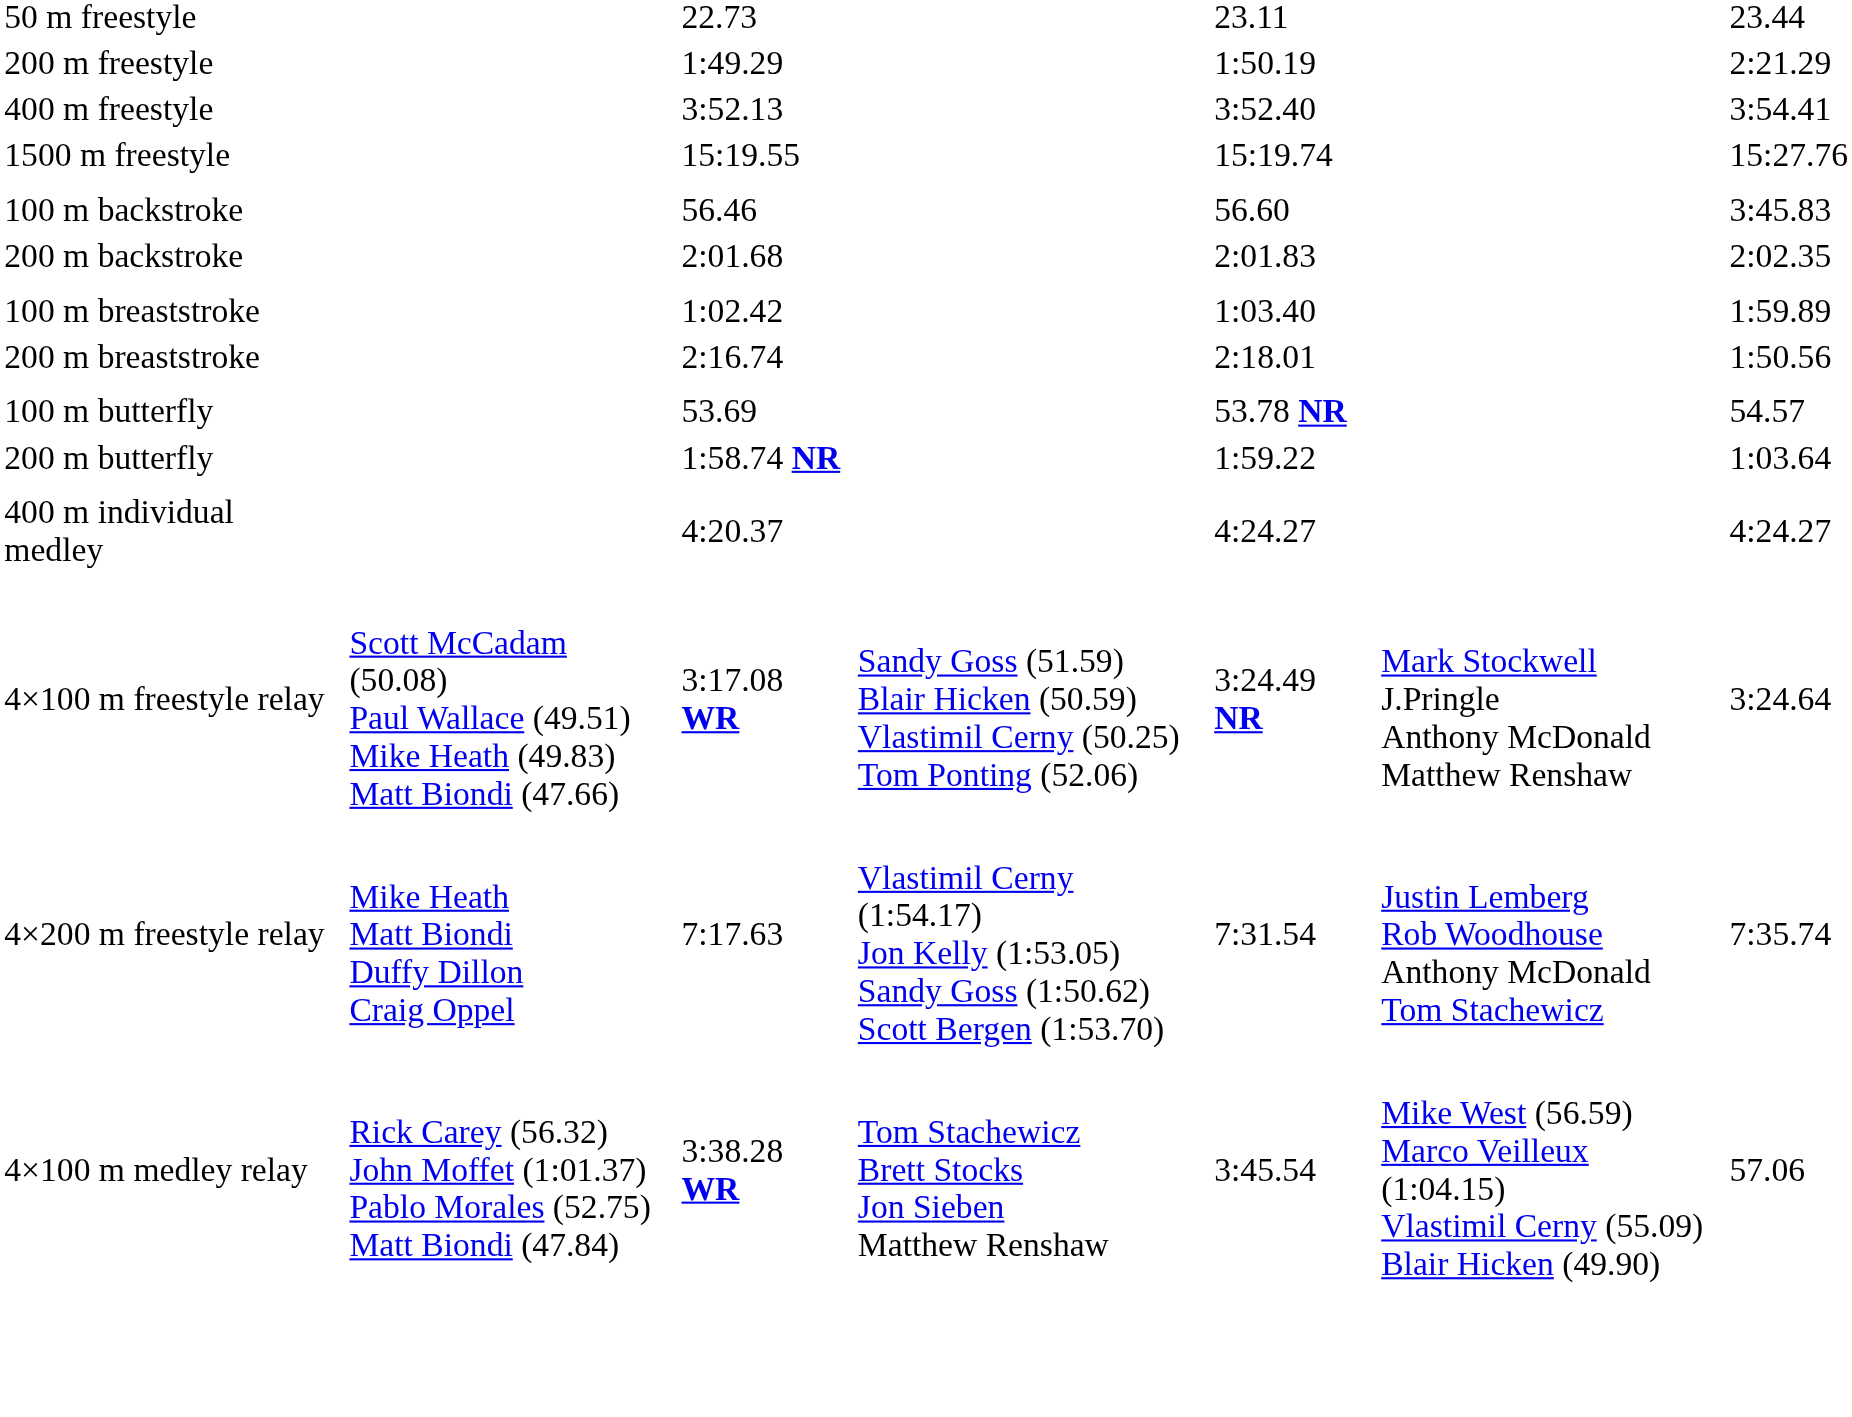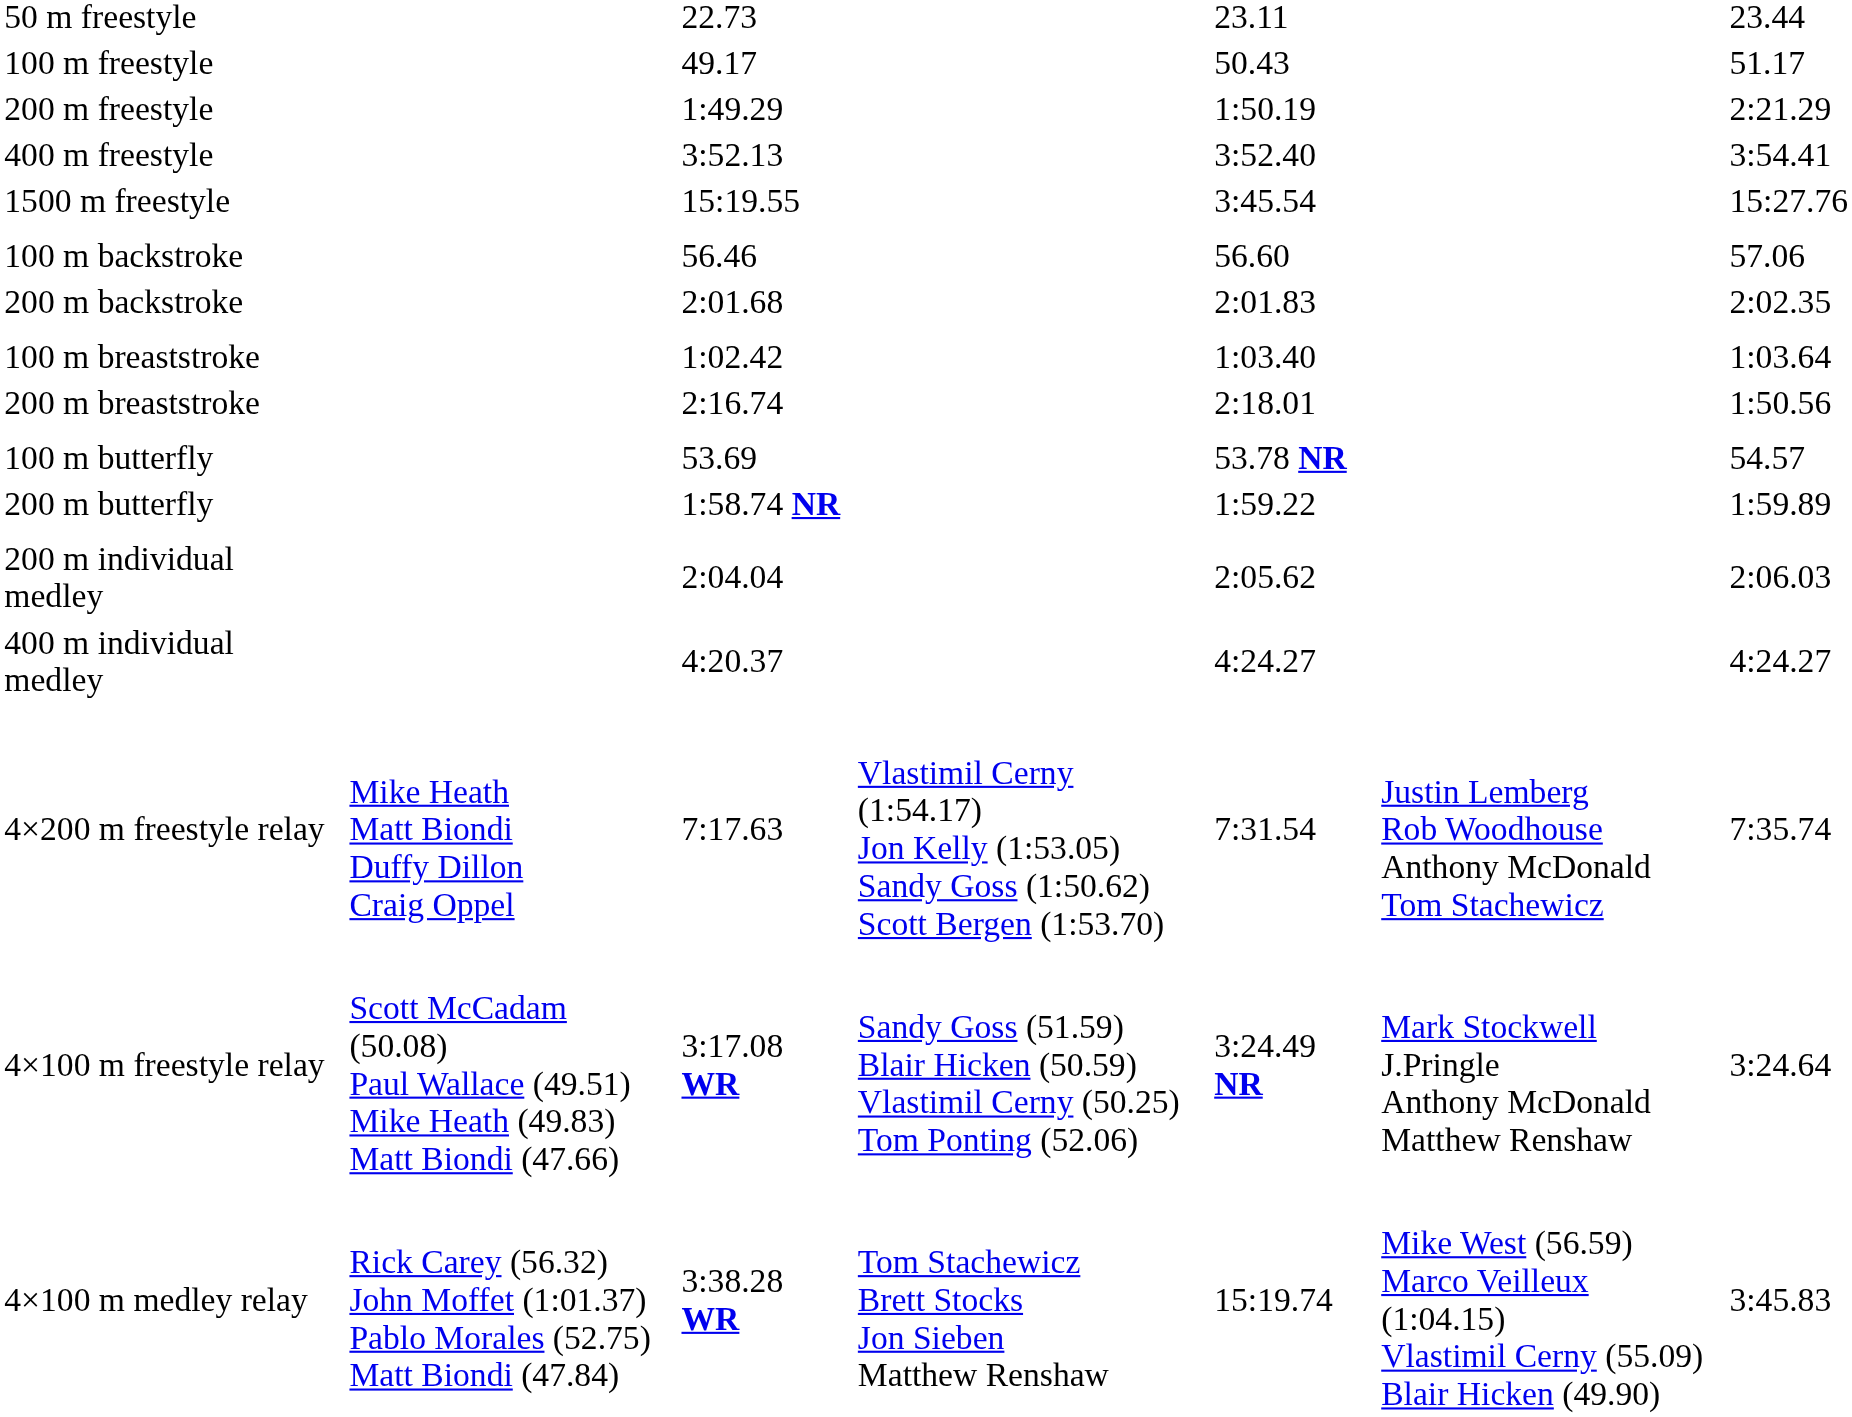+ row: (109, 62)
(1273, 155) 15:19.74 -> (1265, 201) 3:45.54
(1780, 209) 3:45.83 -> (1767, 256) 57.06
(1780, 310) 1:59.89 -> (1780, 356) 1:03.64
(1780, 457) 1:03.64 -> (1780, 503) 1:59.89
+ row: (119, 577)
rows swapped: (164, 699) <-> (164, 934)
(1265, 1169) 3:45.54 -> (1273, 1299) 15:19.74
(1767, 1169) 57.06 -> (1780, 1299) 3:45.83
